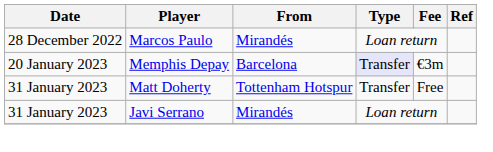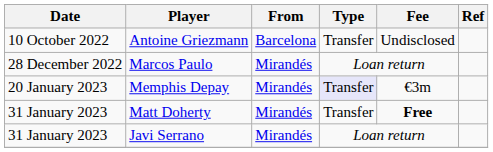+ row: (189, 40)
(267, 64) Barcelona -> (284, 87) Mirandés
(294, 87) Tottenham Hotspur -> (284, 111) Mirandés
(430, 87) normal -> (418, 111) bold
